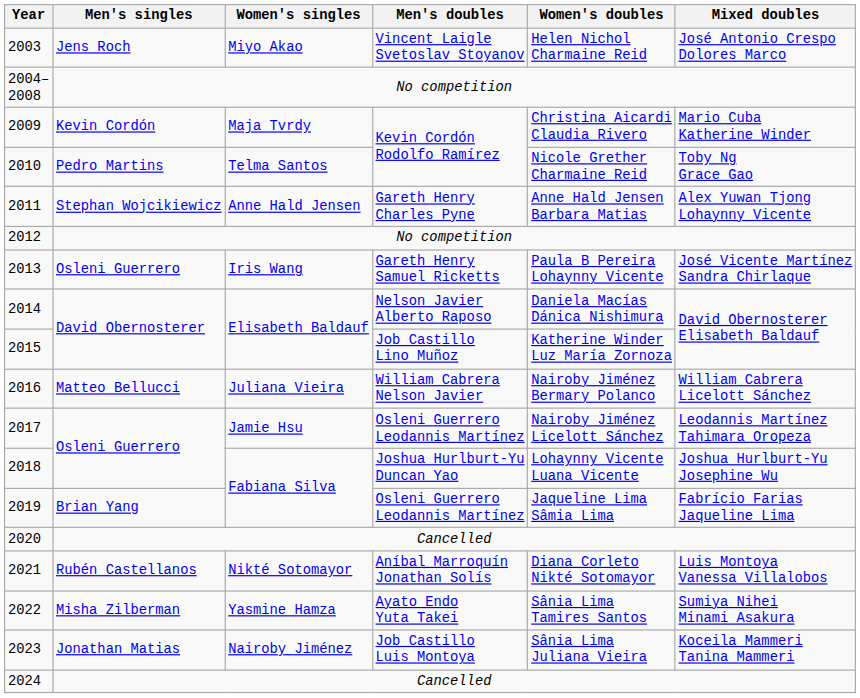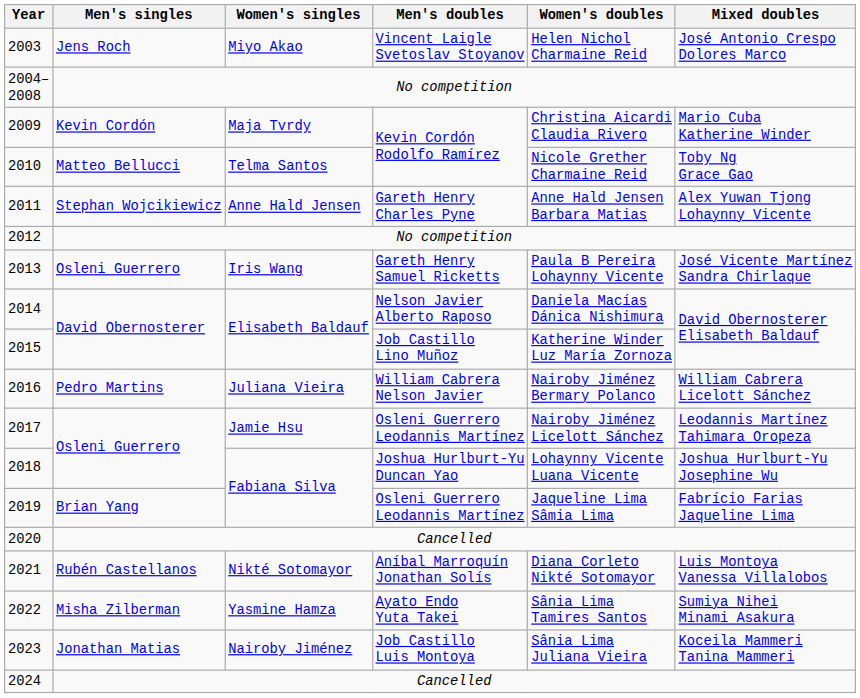(110, 166) Pedro Martins -> (118, 166) Matteo Bellucci
(118, 388) Matteo Bellucci -> (110, 388) Pedro Martins
